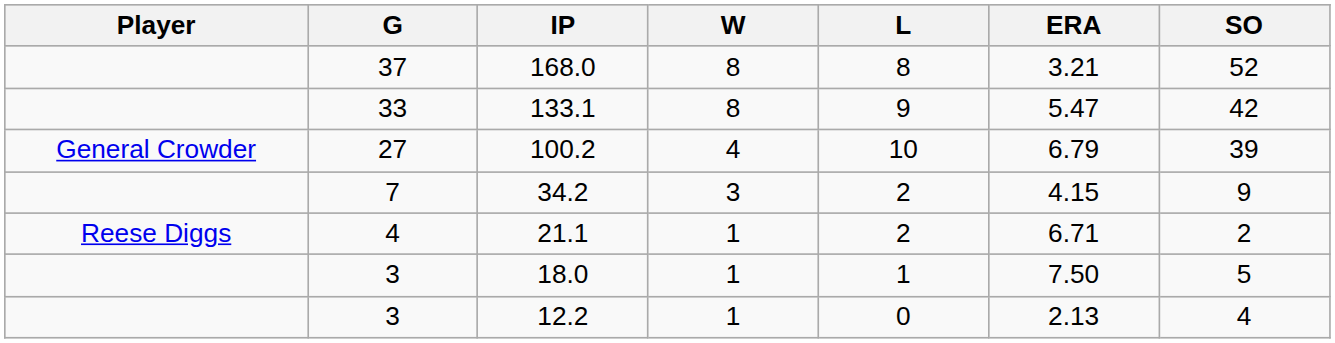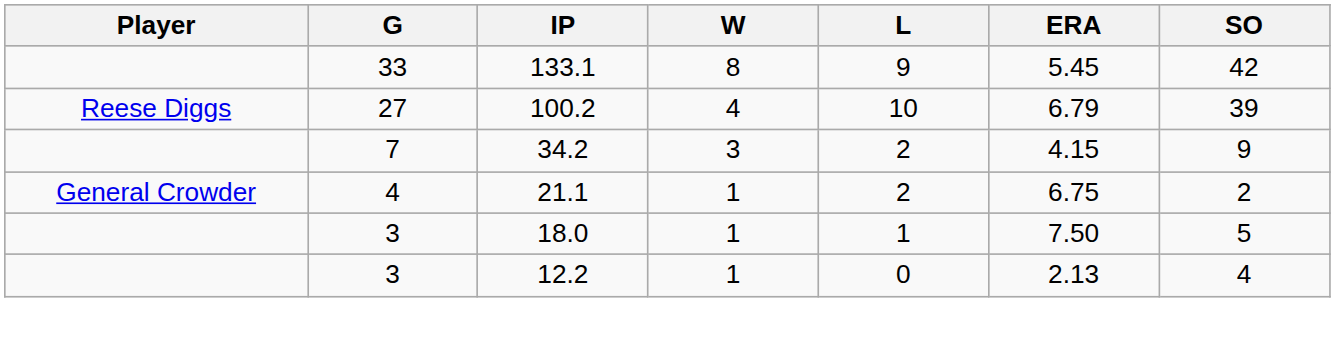- row: (563, 66)
(1074, 108) 5.47 -> (1074, 66) 5.45
(156, 150) General Crowder -> (156, 108) Reese Diggs
(156, 233) Reese Diggs -> (156, 191) General Crowder
(1074, 233) 6.71 -> (1074, 191) 6.75
